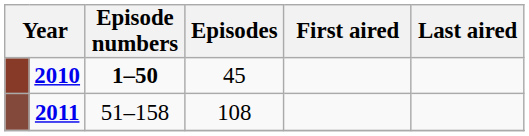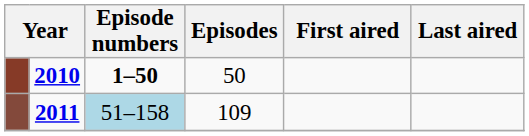(234, 75) 45 -> (234, 75) 50
(135, 111) no background -> (135, 111) lightblue background
(234, 111) 108 -> (234, 111) 109
